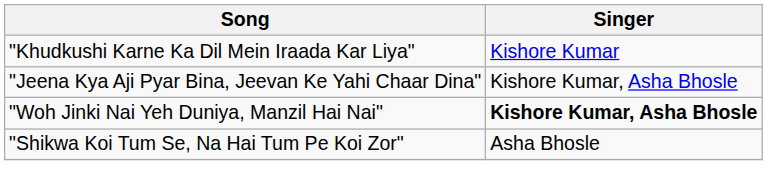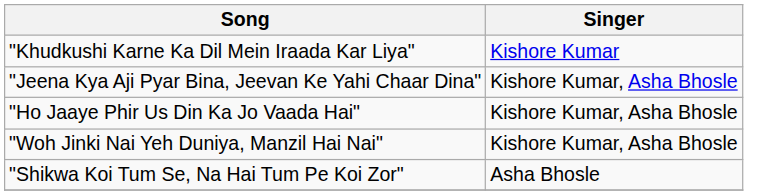+ row: (185, 112)
(624, 112) bold -> (614, 143) normal
